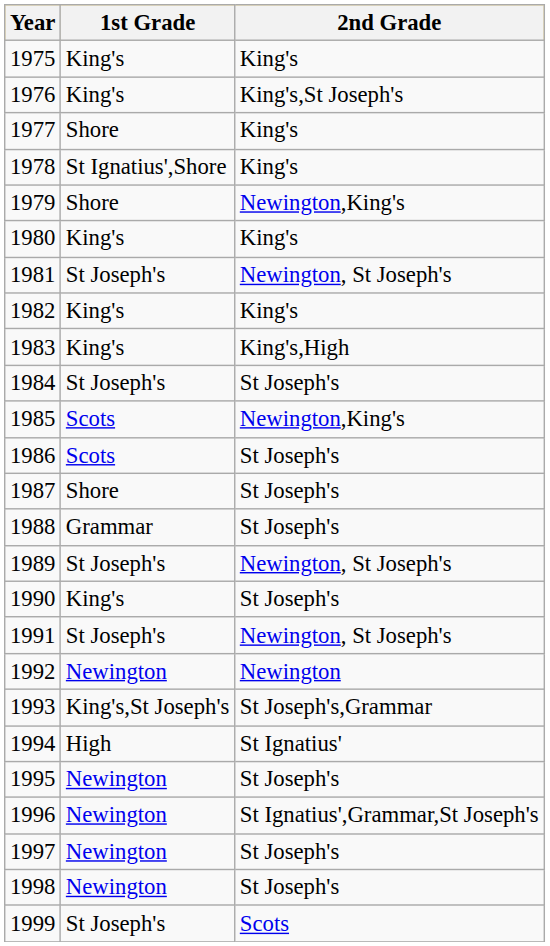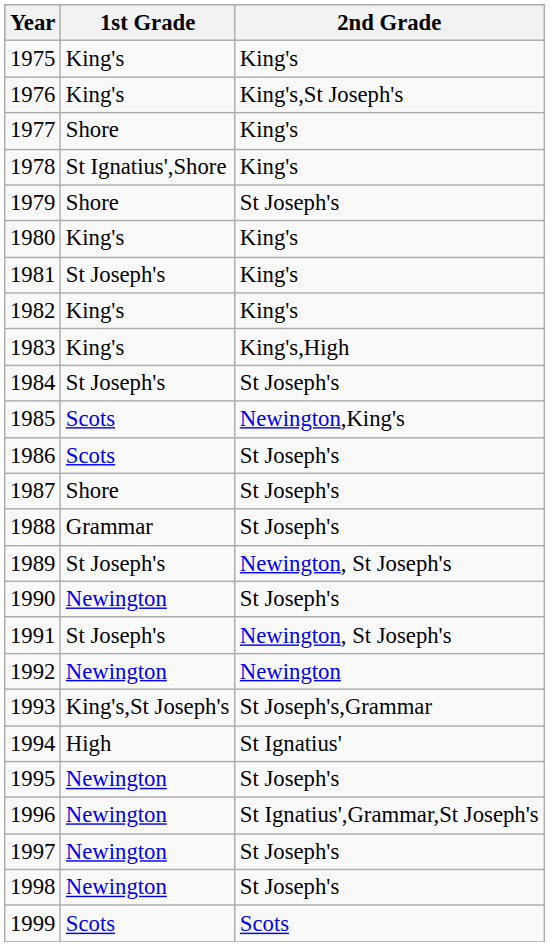(322, 202) Newington,King's -> (290, 202) St Joseph's
(346, 274) Newington, St Joseph's -> (269, 274) King's
(95, 599) King's -> (116, 599) Newington
(116, 923) St Joseph's -> (90, 923) Scots
